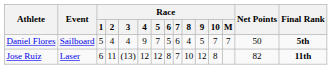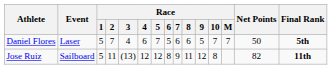(77, 42) Sailboard -> (70, 42) Laser
(112, 42) 4 -> (112, 42) 7
(144, 42) 9 -> (144, 42) 6
(189, 42) 4 -> (189, 42) 6
(70, 57) Laser -> (77, 57) Sailboard
(101, 57) 6 -> (101, 57) 5
(178, 57) 7 -> (178, 57) 9
(189, 57) 10 -> (189, 57) 11
